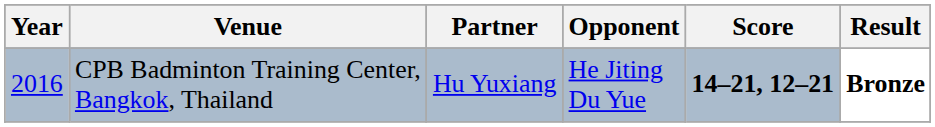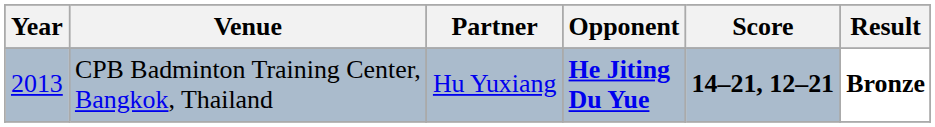(37, 84) 2016 -> (37, 84) 2013
(616, 84) normal -> (619, 84) bold
